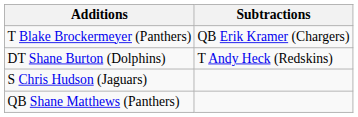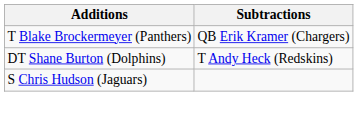- row: (93, 101)
